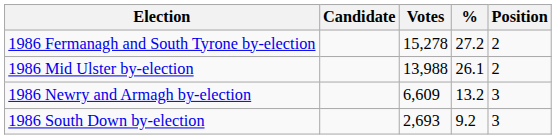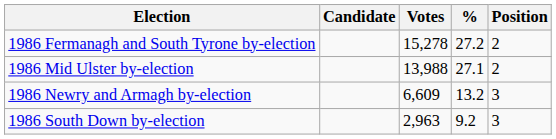(470, 69) 26.1 -> (470, 69) 27.1
(421, 120) 2,693 -> (421, 120) 2,963
